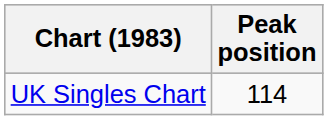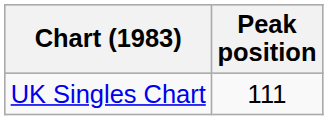(267, 93) 114 -> (267, 93) 111
